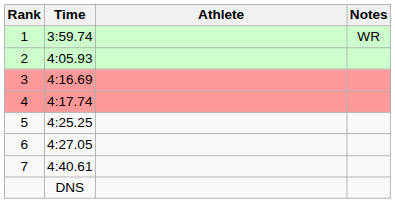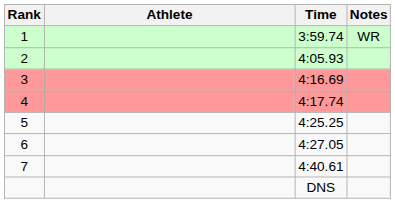columns swapped: (221, 15) <-> (70, 15)
